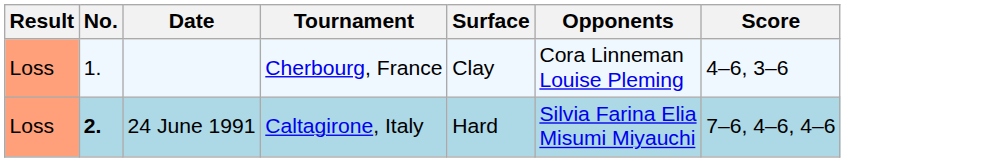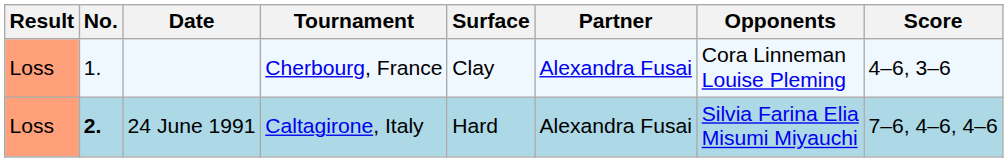+ column: (616, 21)
